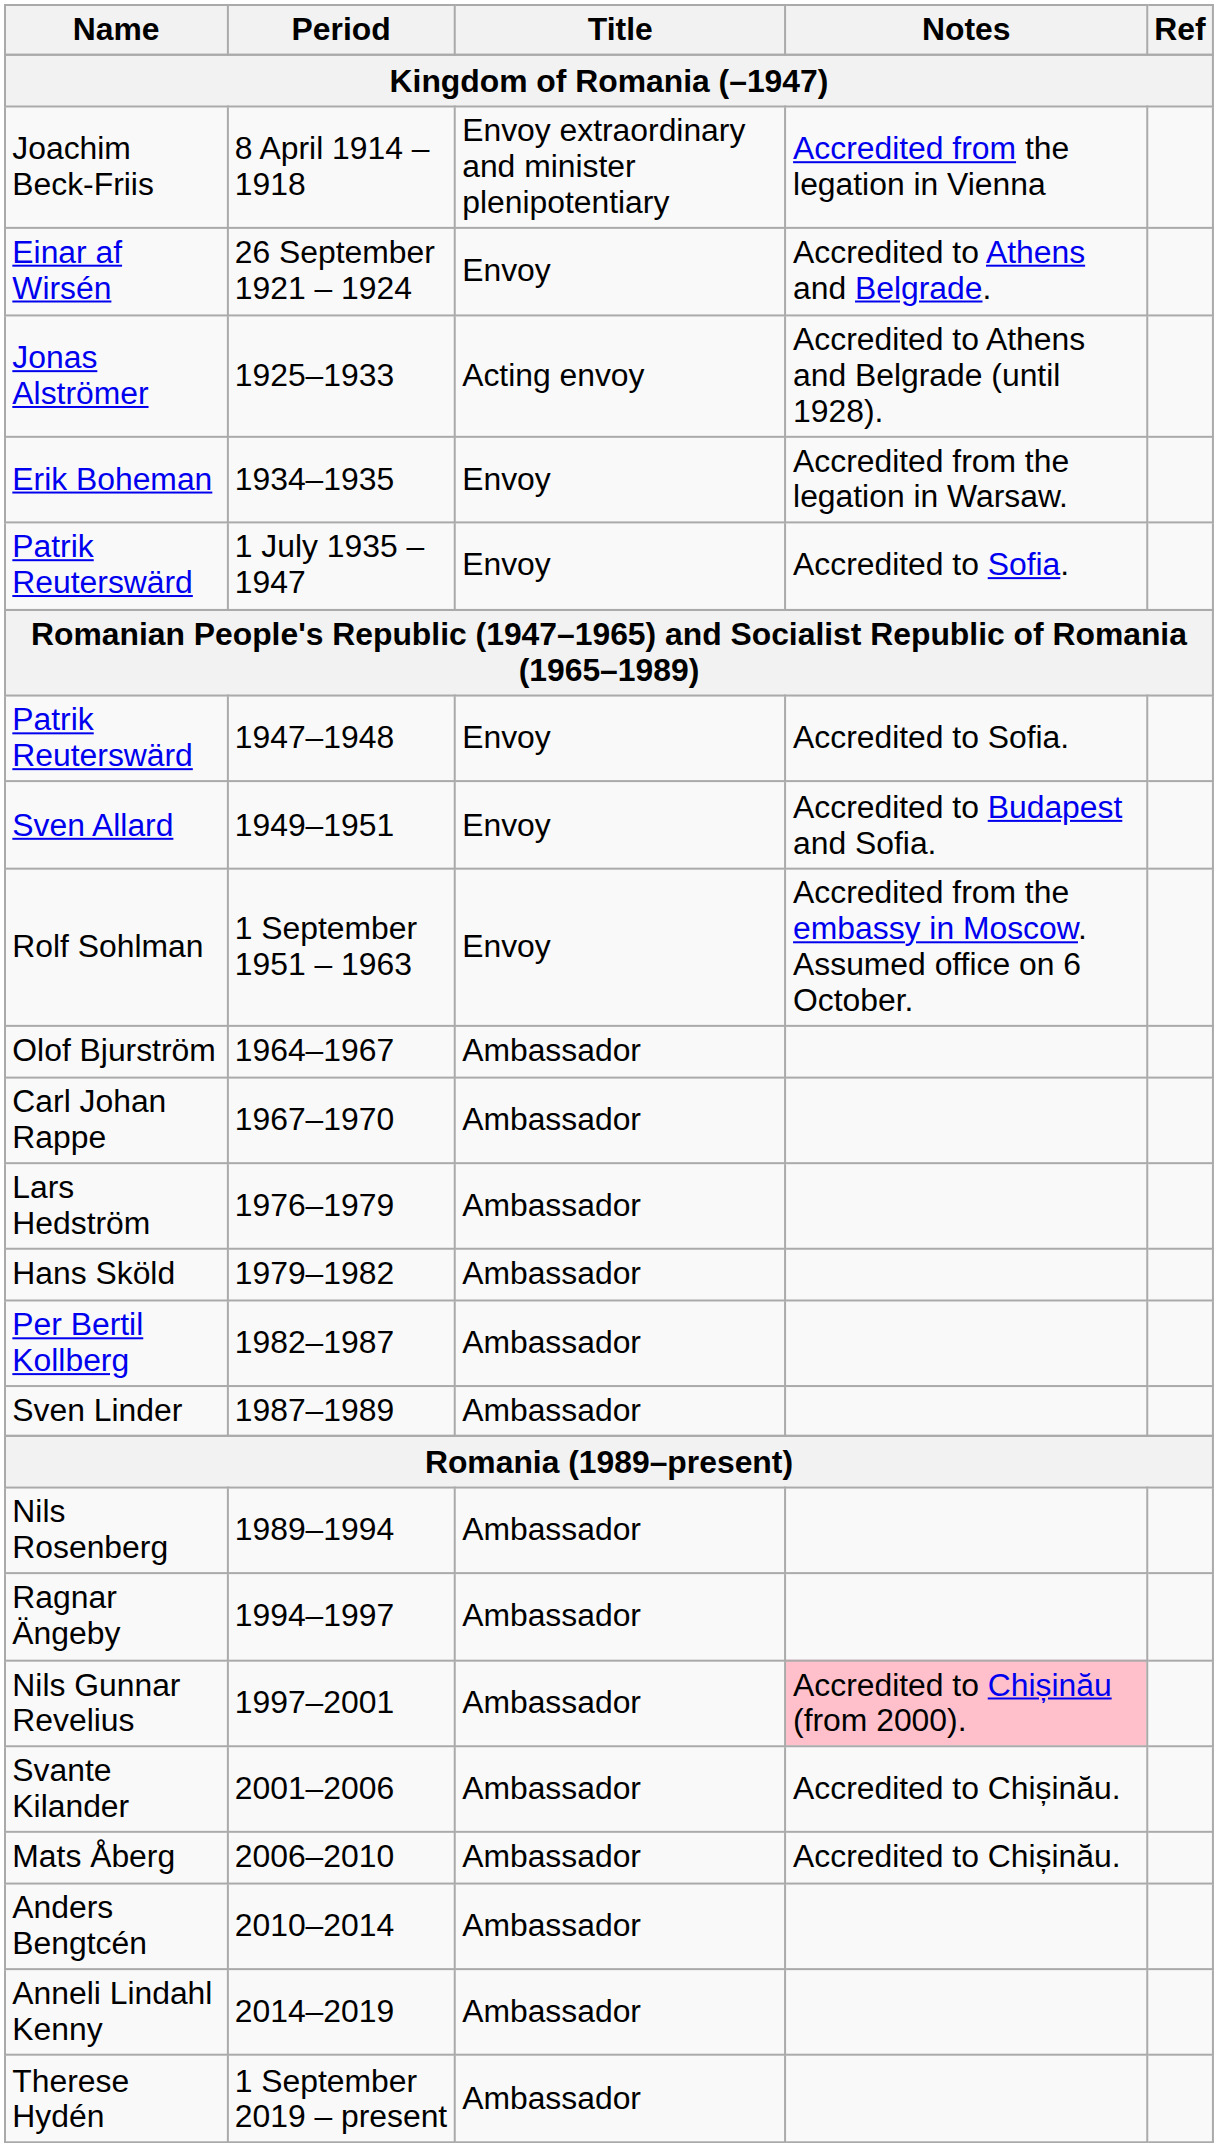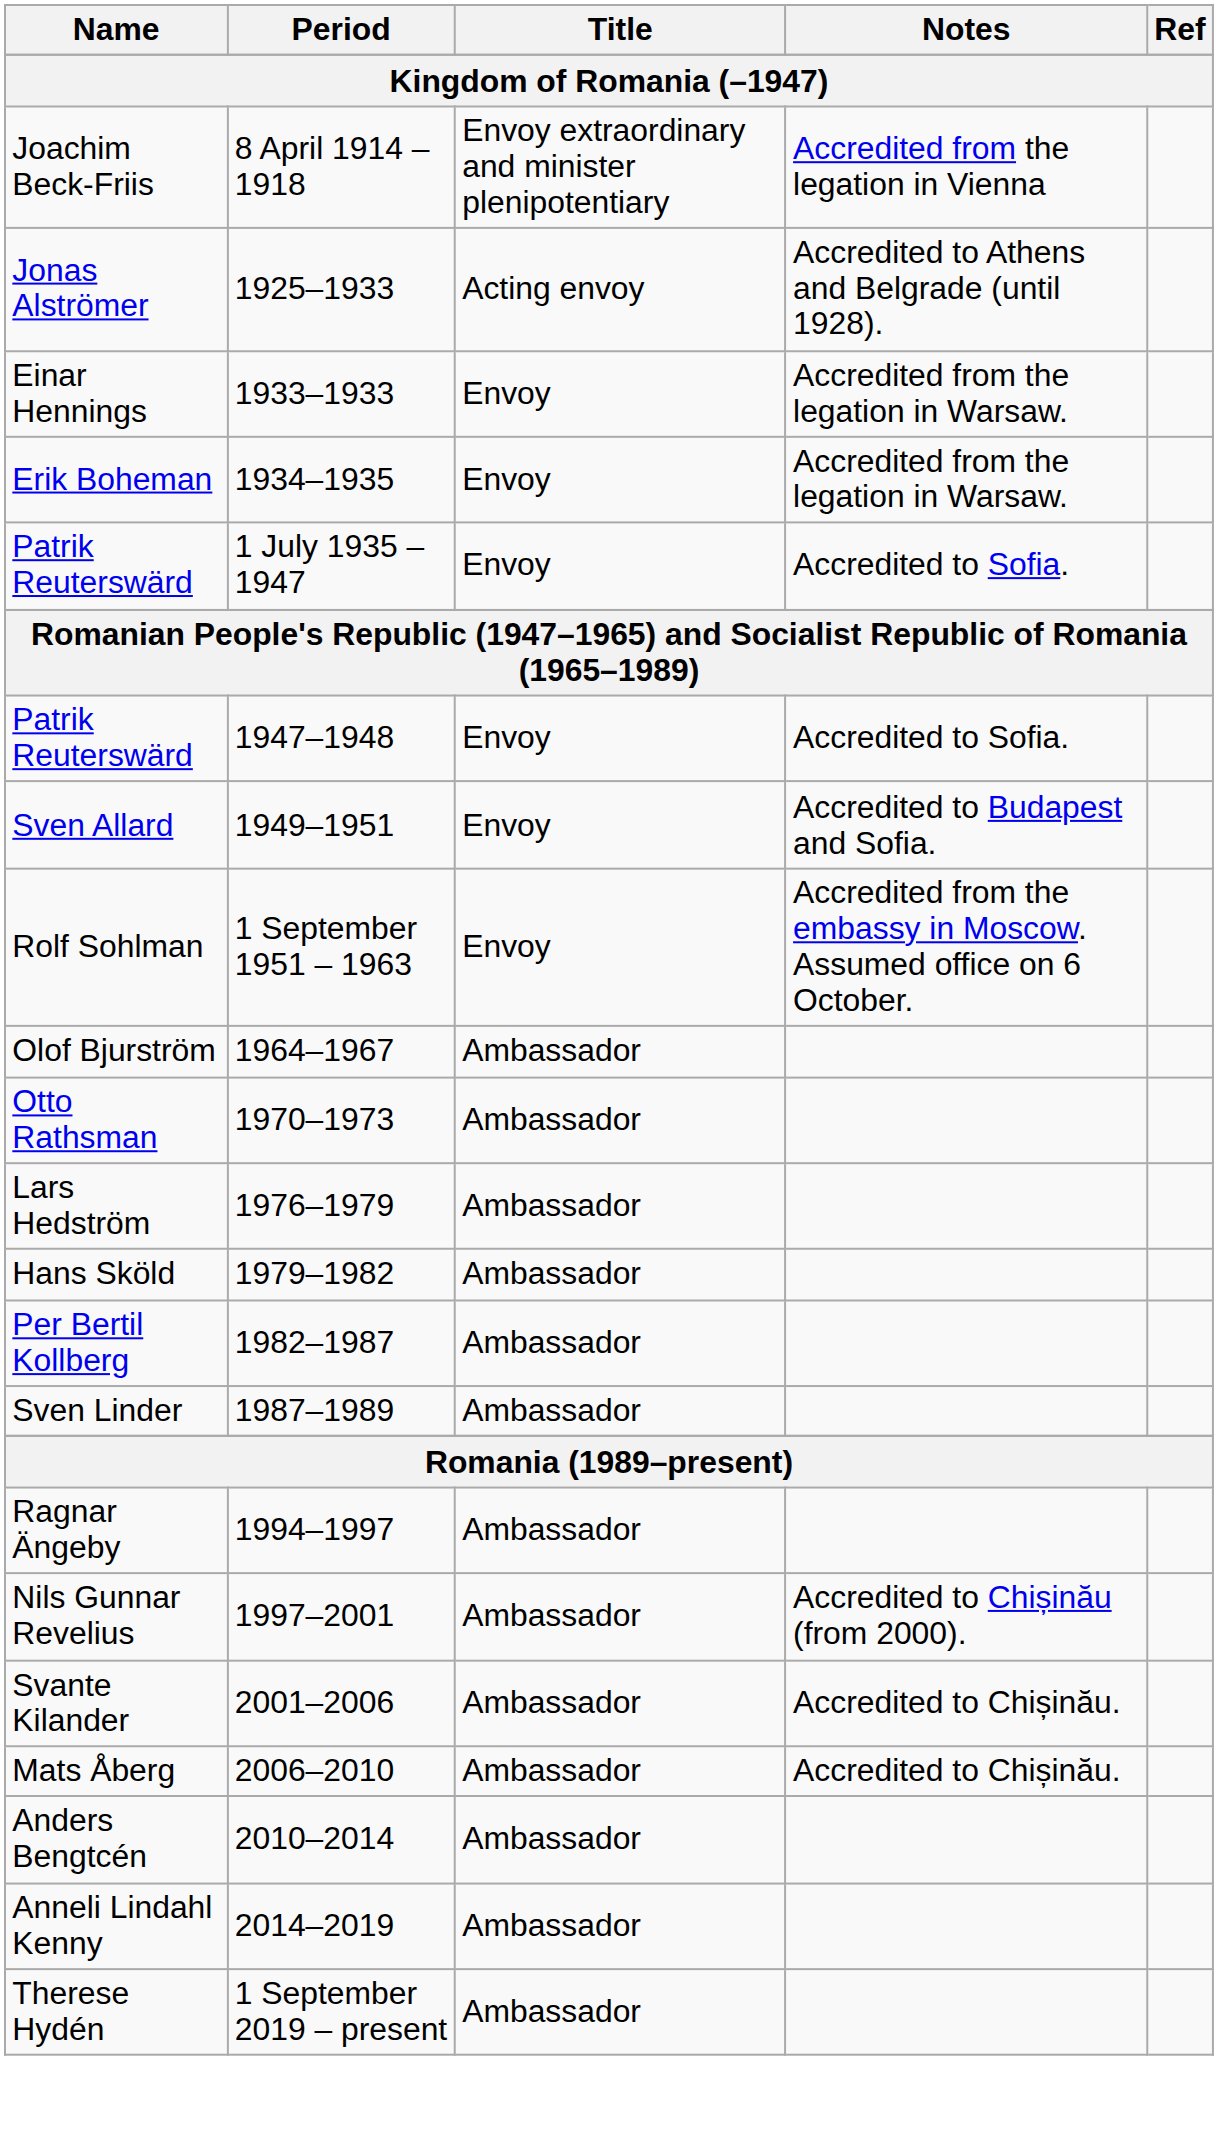- row: (67, 270)
+ row: (80, 392)
- row: (89, 1119)
+ row: (85, 1119)
- row: (90, 1529)
(952, 1702) pink background -> (952, 1616) no background
